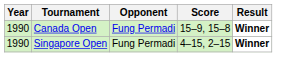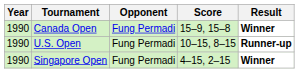+ row: (57, 45)
